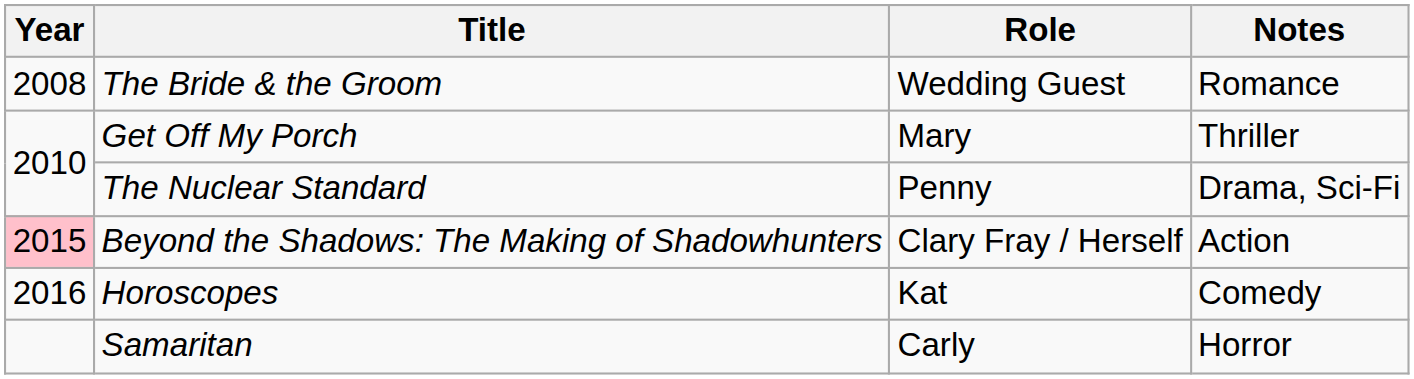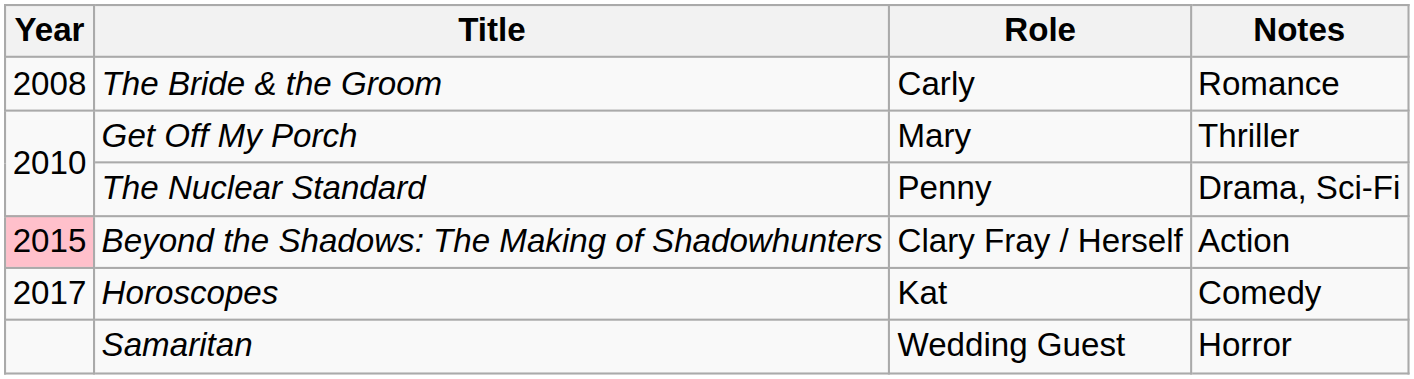(1011, 83) Wedding Guest -> (936, 83) Carly
(50, 293) 2016 -> (50, 293) 2017
(936, 345) Carly -> (1011, 345) Wedding Guest
